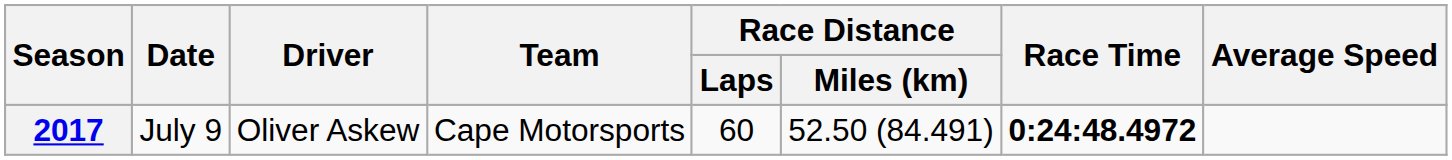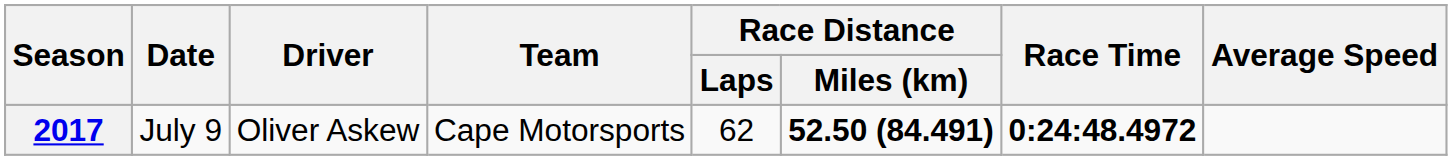(737, 130) 60 -> (737, 130) 62
(891, 130) normal -> (891, 130) bold
